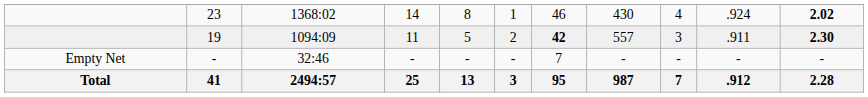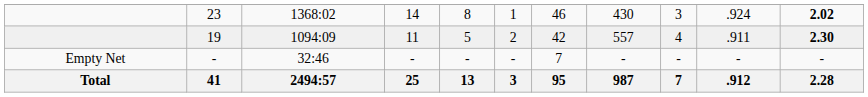(678, 15) 4 -> (678, 15) 3
(559, 37) bold -> (559, 37) normal
(678, 37) 3 -> (678, 37) 4
